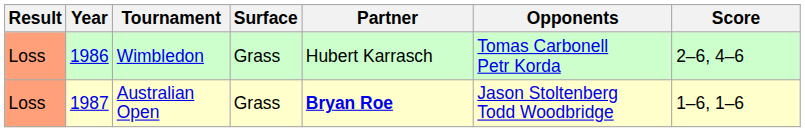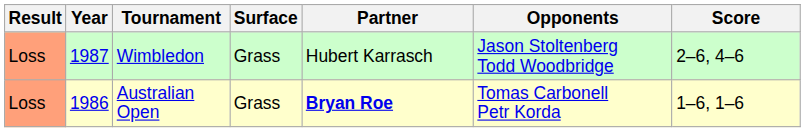(89, 55) 1986 -> (89, 55) 1987
(543, 55) Tomas Carbonell Petr Korda -> (548, 55) Jason Stoltenberg Todd Woodbridge
(89, 103) 1987 -> (89, 103) 1986
(548, 103) Jason Stoltenberg Todd Woodbridge -> (543, 103) Tomas Carbonell Petr Korda
